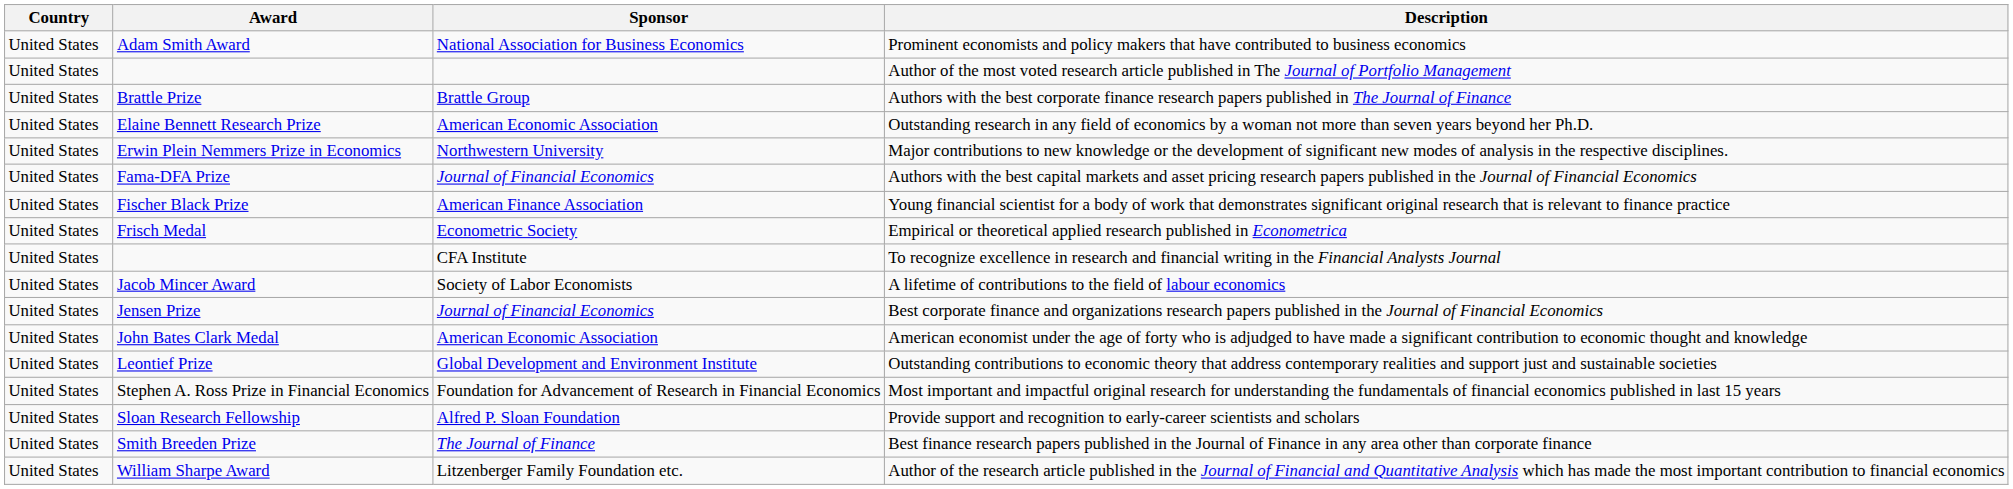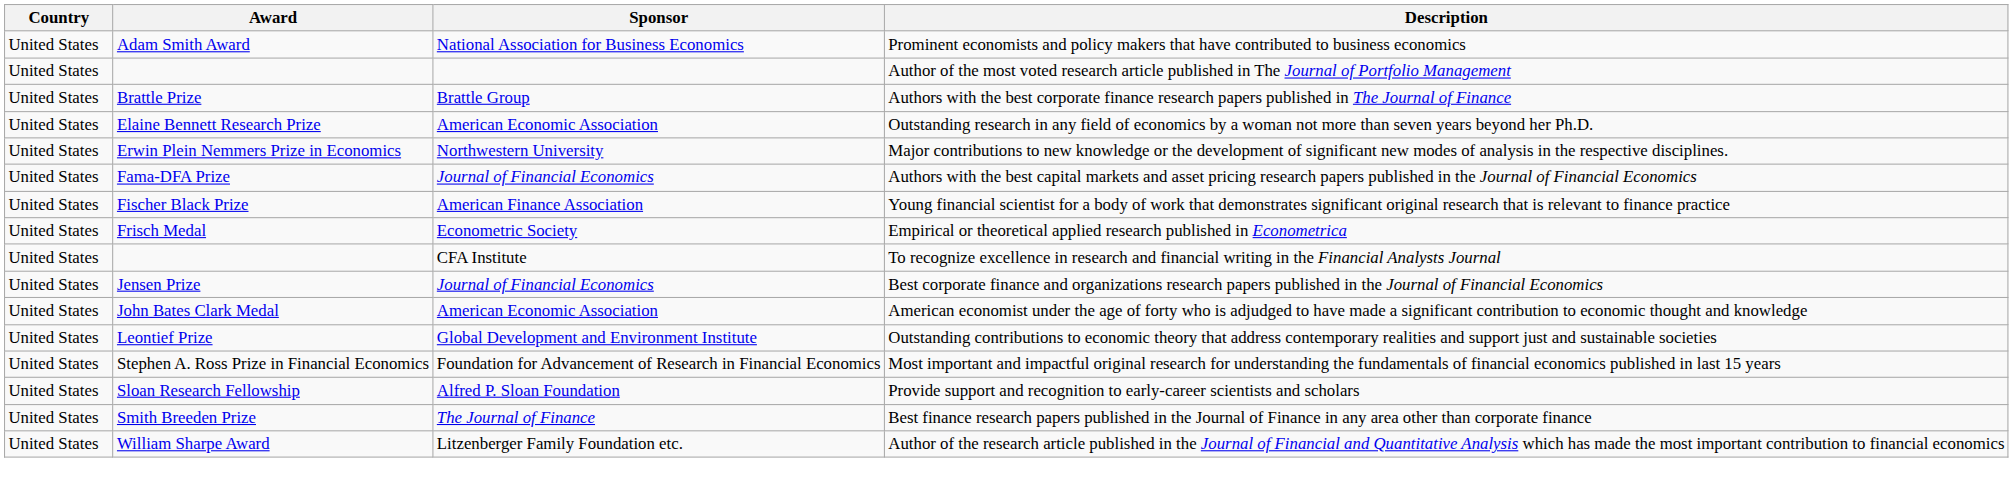- row: (1087, 284)
